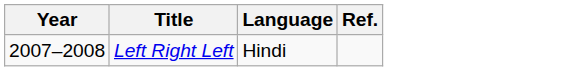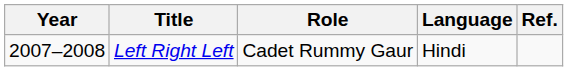+ column: (328, 19)
